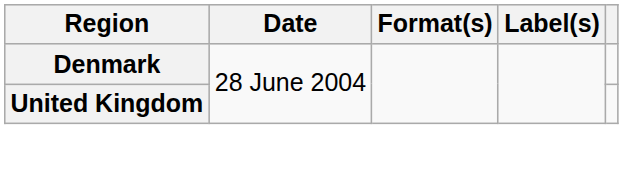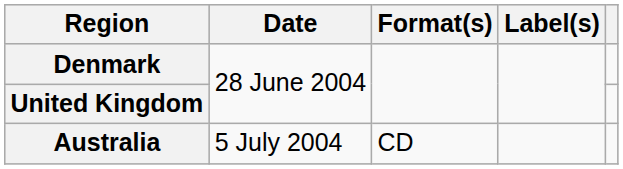+ row: (107, 143)
